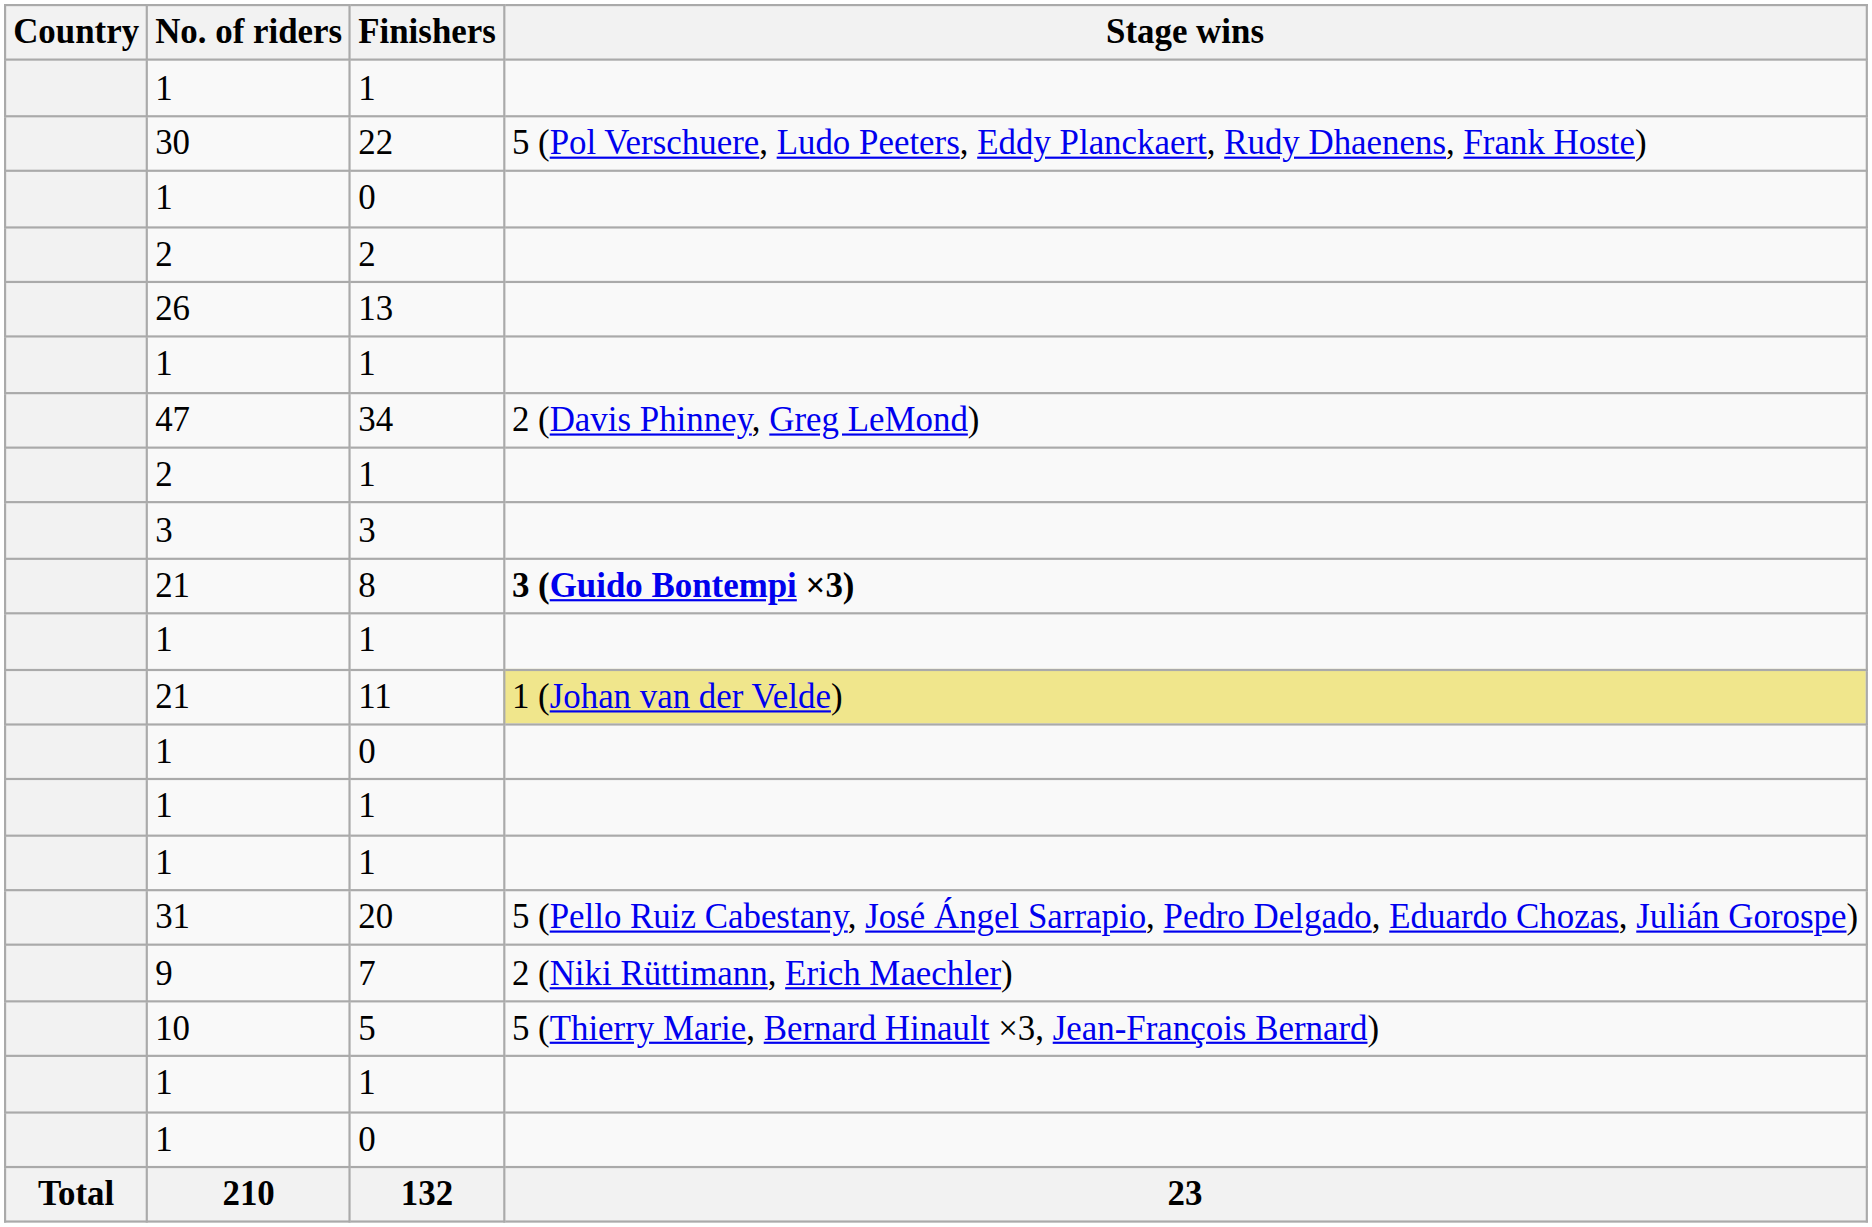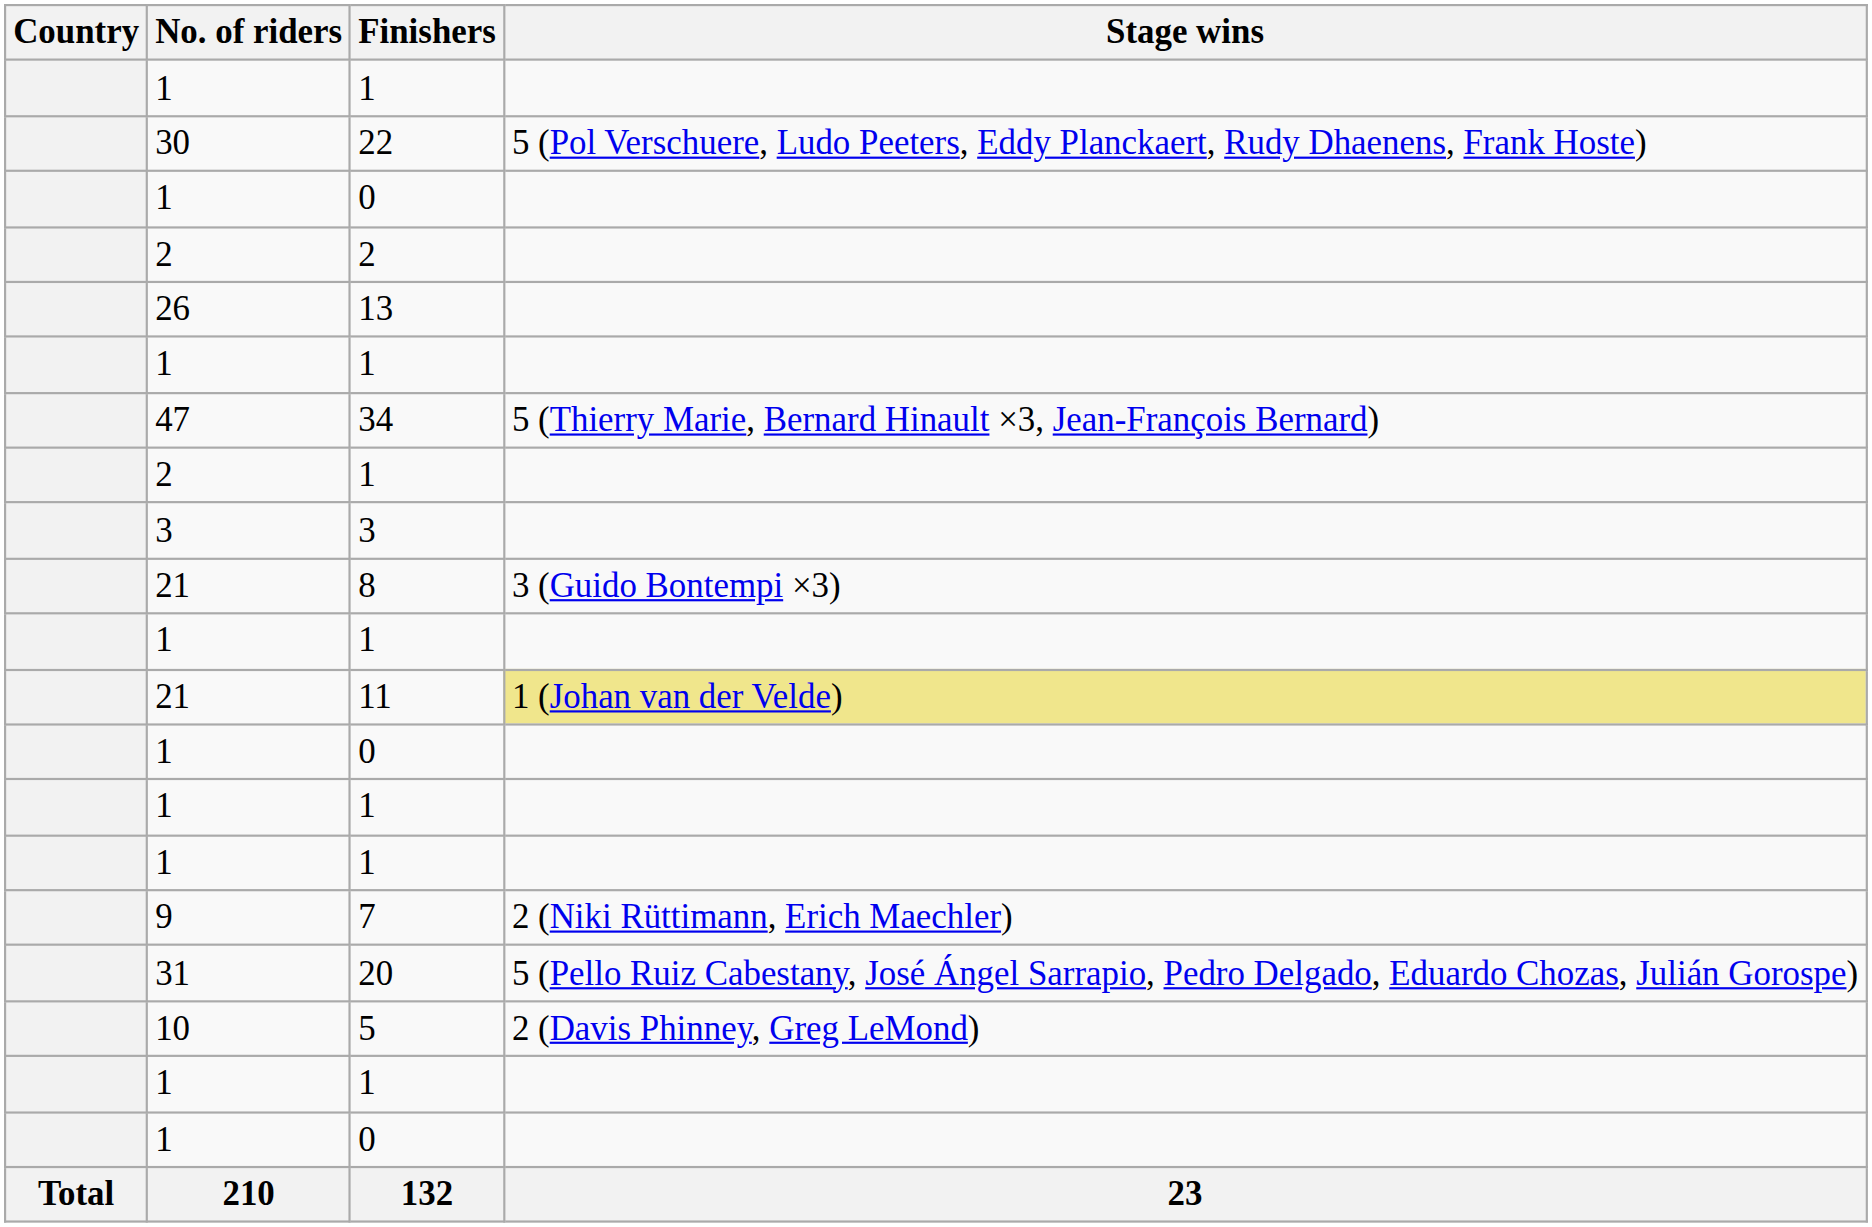(746, 419) 2 (Davis Phinney, Greg LeMond) -> (946, 419) 5 (Thierry Marie, Bernard Hinault ×3, Jean-François Bernard)
(683, 585) bold -> (676, 585) normal
rows swapped: (173, 917) <-> (164, 972)
(946, 1027) 5 (Thierry Marie, Bernard Hinault ×3, Jean-François Bernard) -> (746, 1027) 2 (Davis Phinney, Greg LeMond)
